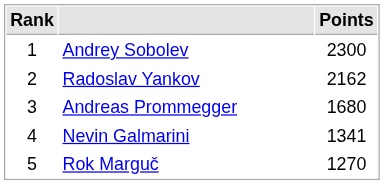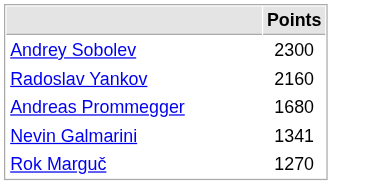- column: (32, 20)
(346, 78) 2162 -> (294, 78) 2160
